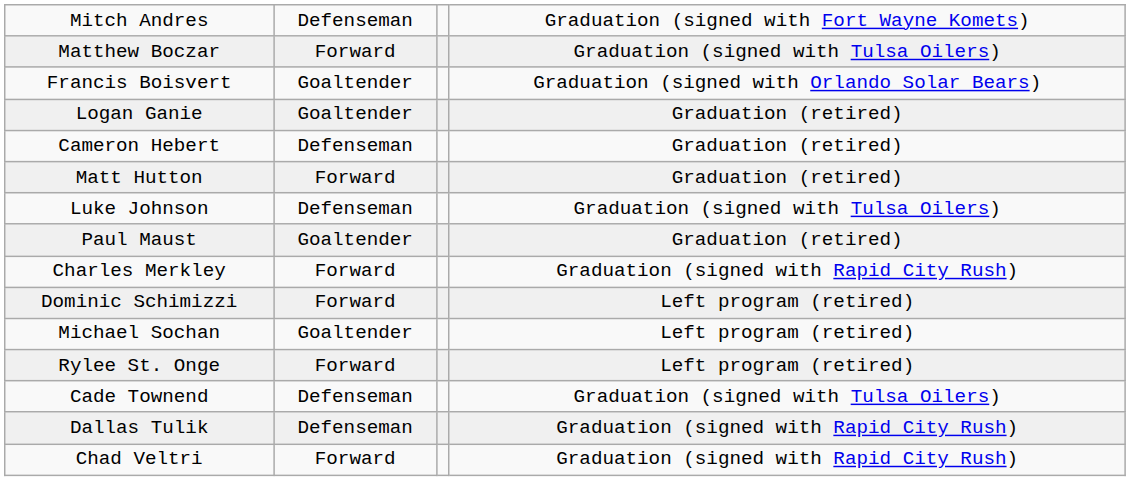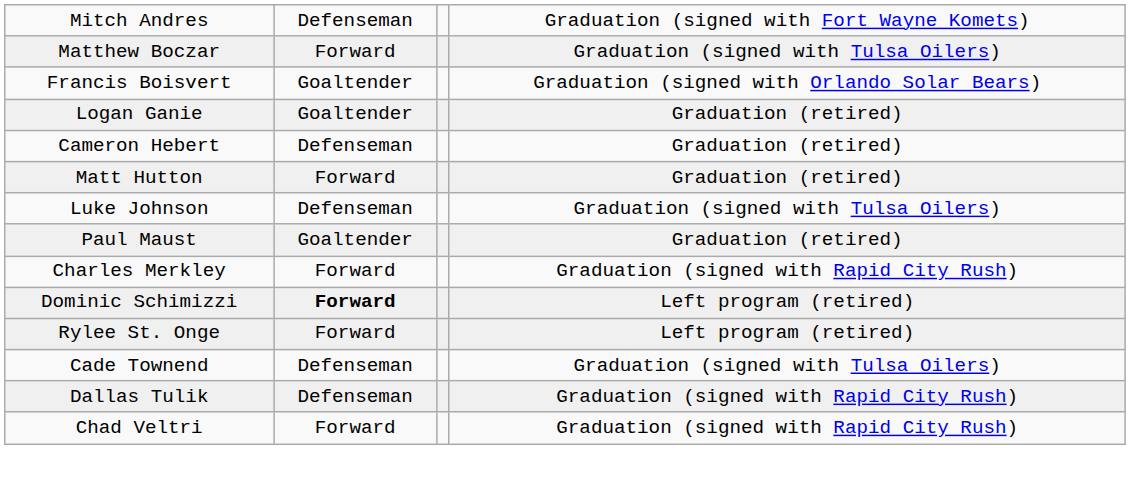(355, 303) normal -> (355, 303) bold
- row: (139, 334)
